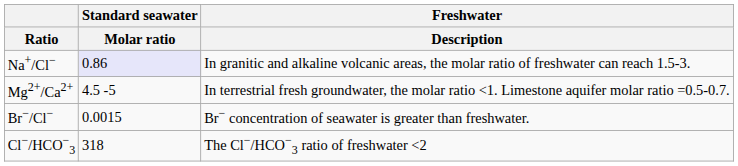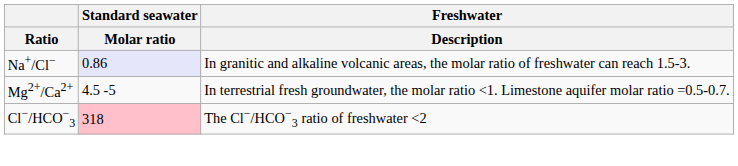- row: (31, 117)
(93, 145) no background -> (93, 118) pink background
